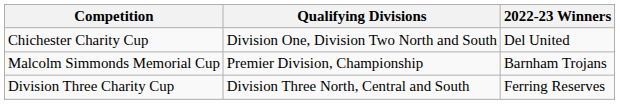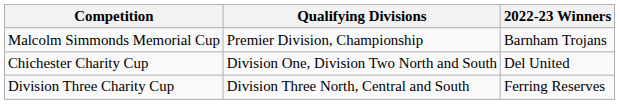rows swapped: (114, 63) <-> (78, 39)
